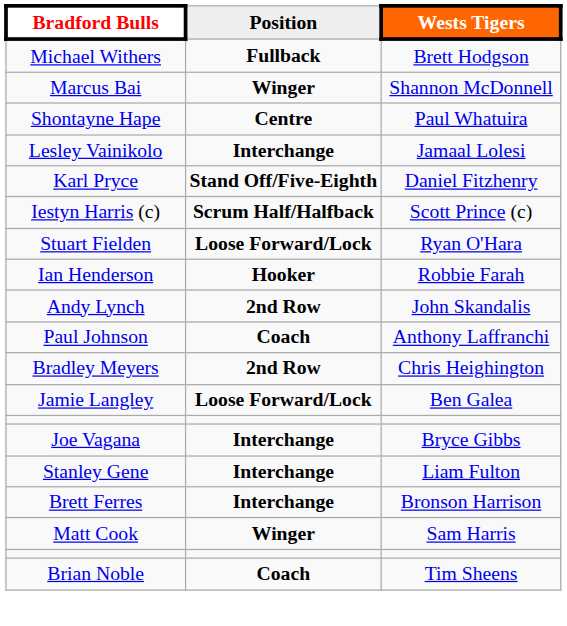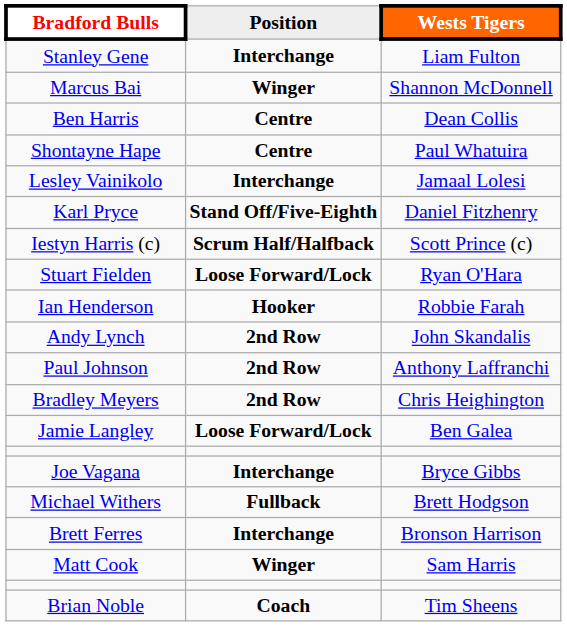rows swapped: (96, 56) <-> (96, 471)
+ row: (96, 118)
(283, 337) Coach -> (283, 368) 2nd Row
